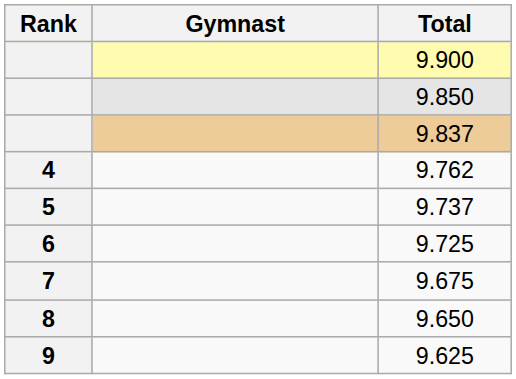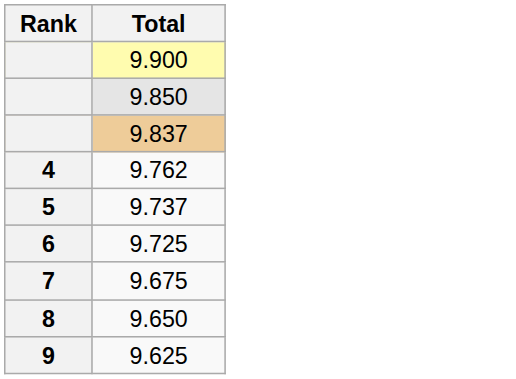- column: (235, 23)
